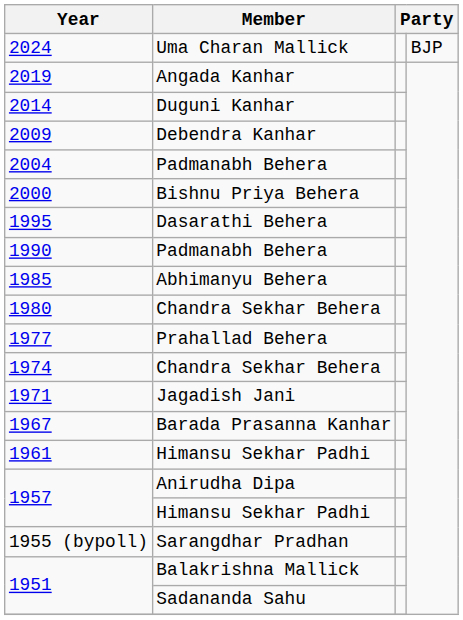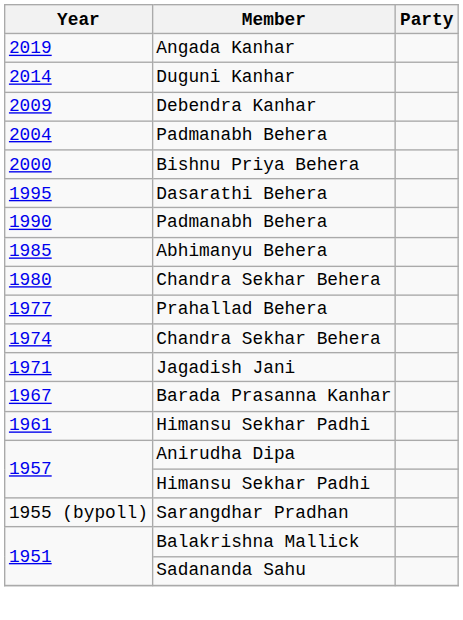- row: (30, 48)
